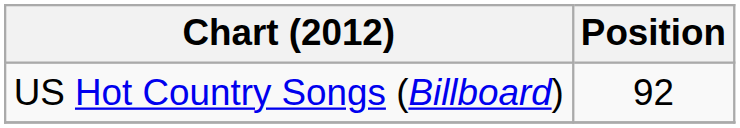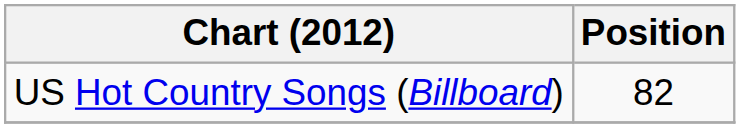(653, 92) 92 -> (653, 92) 82
